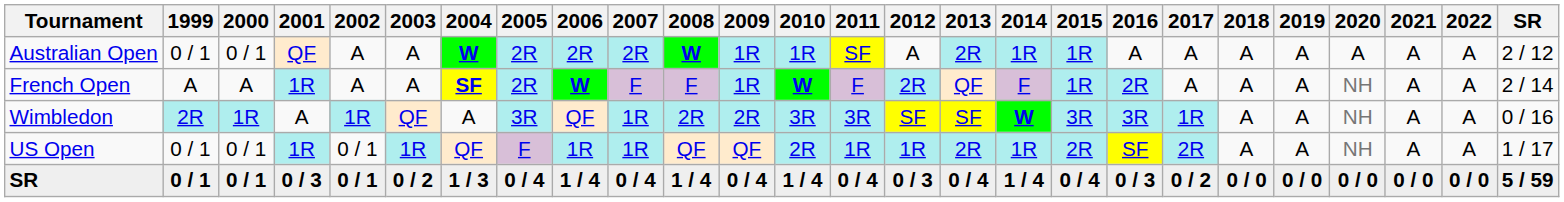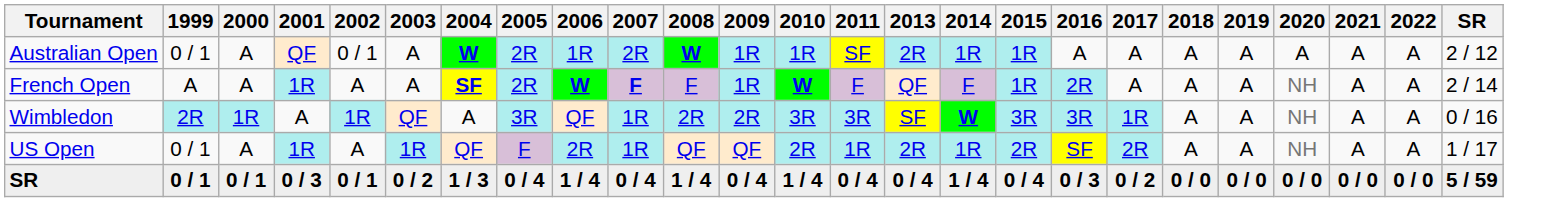- column: (913, 21)
(246, 52) 0 / 1 -> (246, 52) A
(357, 52) A -> (357, 52) 0 / 1
(580, 52) 2R -> (580, 52) 1R
(636, 84) normal -> (636, 84) bold
(246, 148) 0 / 1 -> (246, 148) A
(357, 148) 0 / 1 -> (357, 148) A
(580, 148) 1R -> (580, 148) 2R
